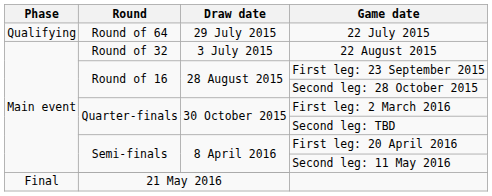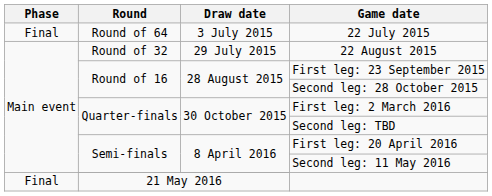(42, 32) Qualifying -> (42, 32) Final
(235, 32) 29 July 2015 -> (235, 32) 3 July 2015
(235, 51) 3 July 2015 -> (235, 51) 29 July 2015
